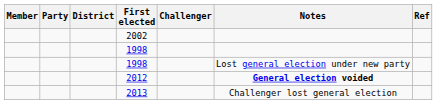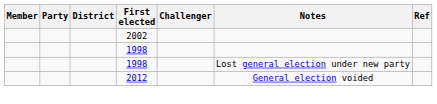(313, 78) bold -> (313, 78) normal
- row: (22, 92)
